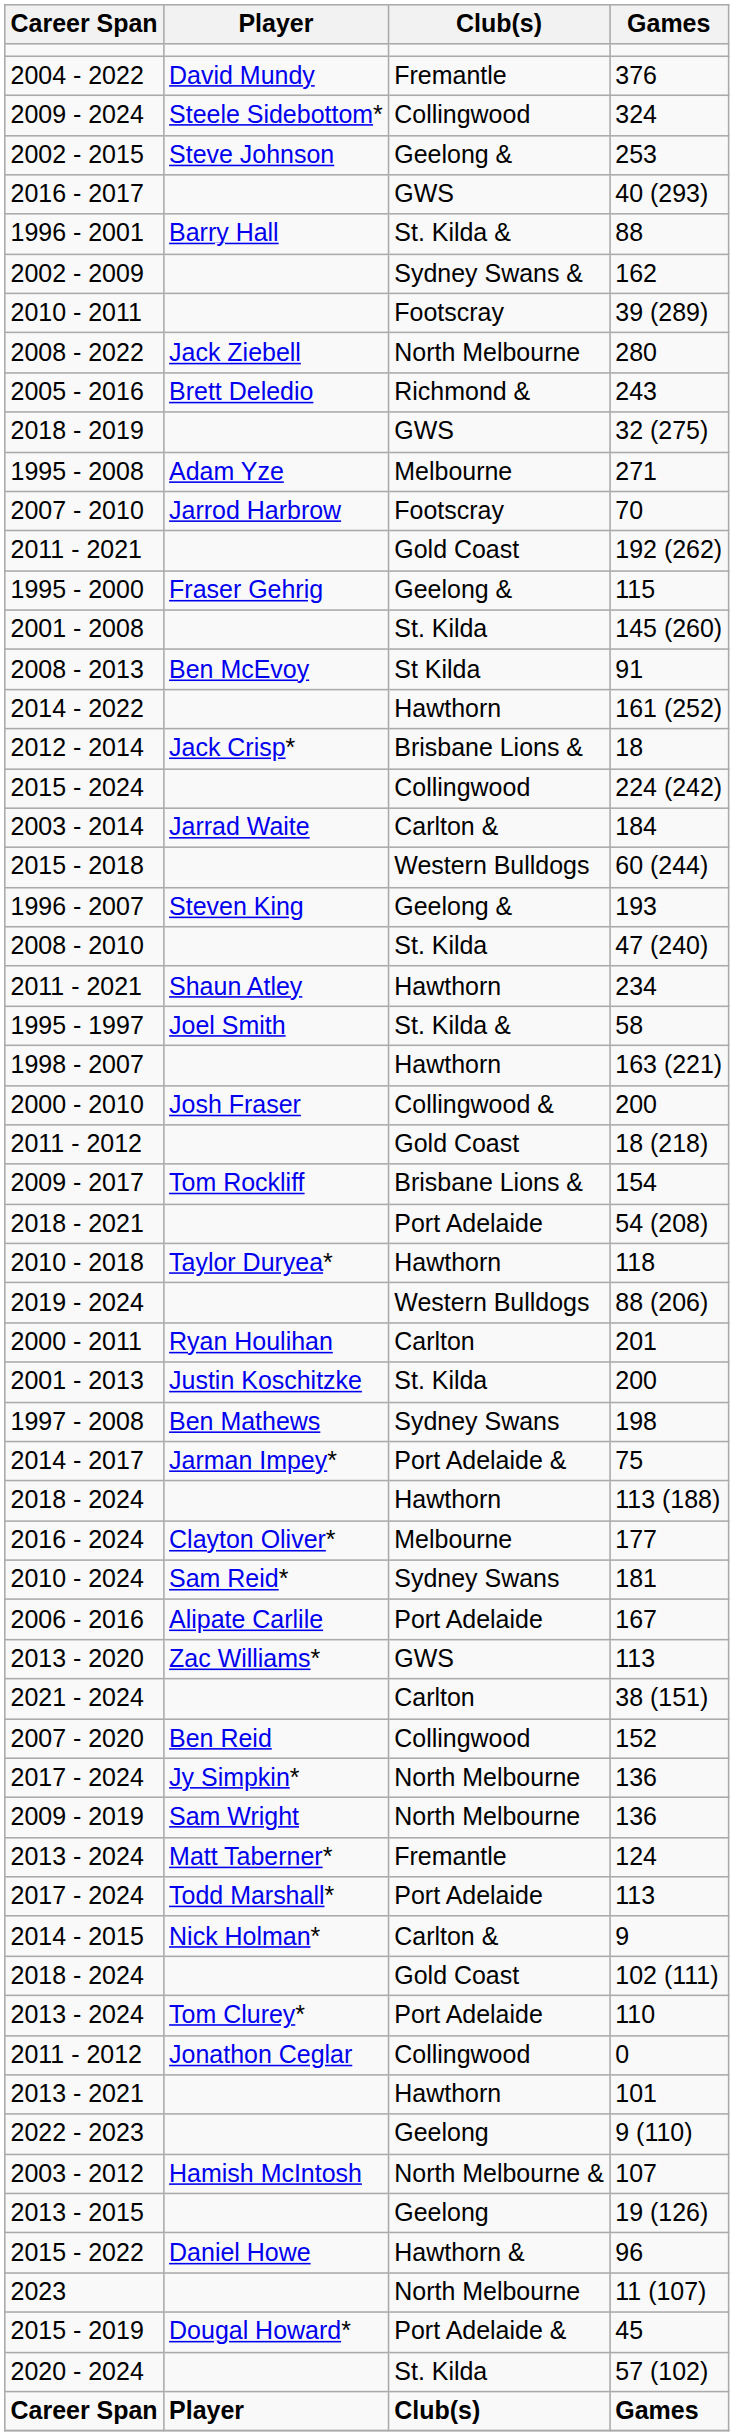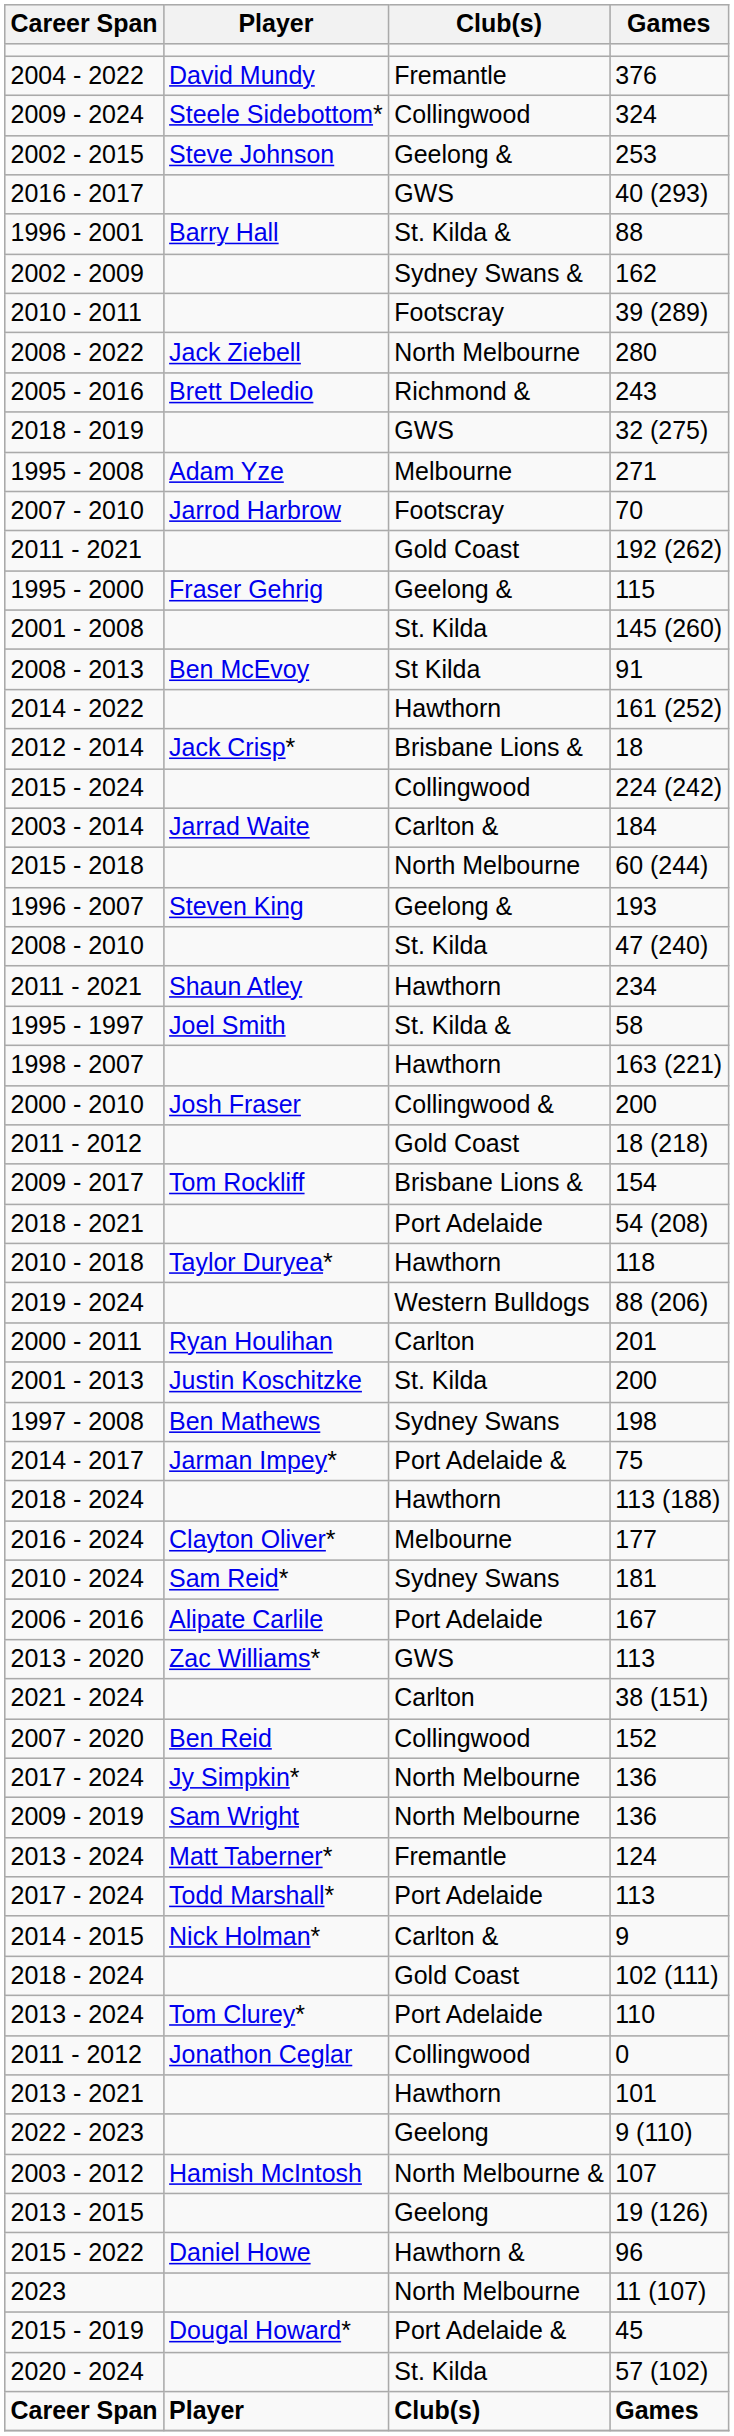(492, 867) Western Bulldogs -> (487, 867) North Melbourne
